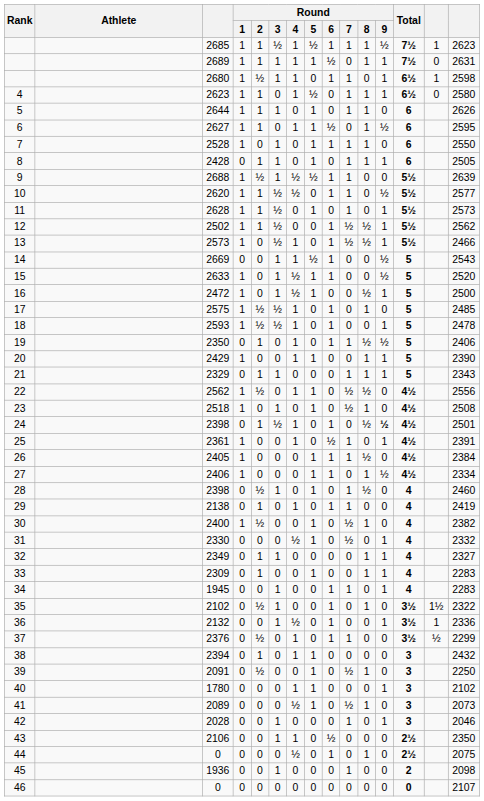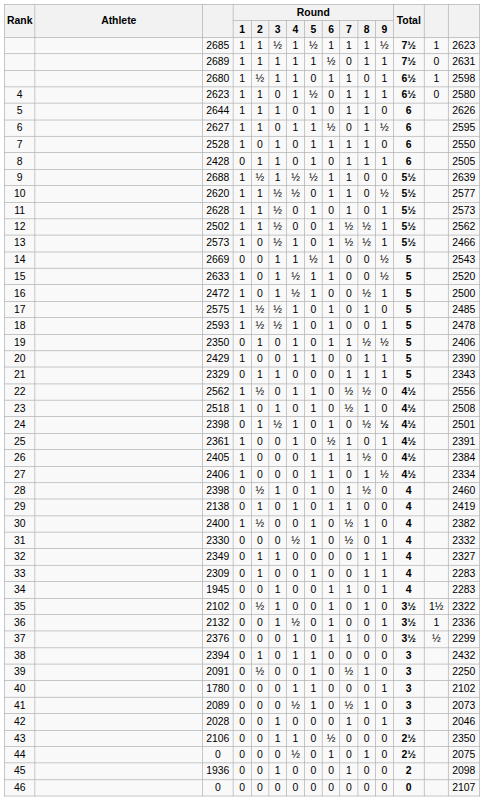(260, 639) ½ -> (260, 639) 0
